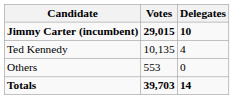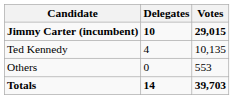columns swapped: (159, 13) <-> (203, 13)
